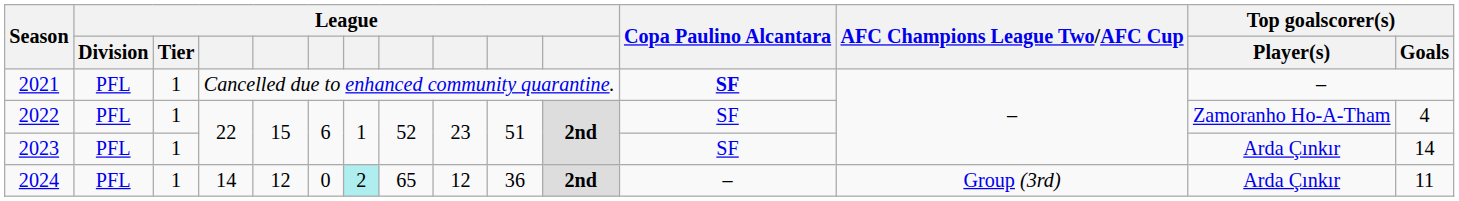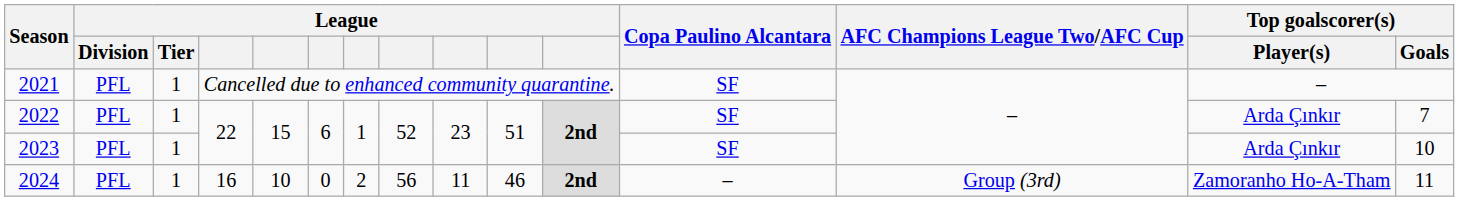(728, 84) bold -> (728, 84) normal
(1292, 116) Zamoranho Ho-A-Tham -> (1292, 116) Arda Çınkır
(1424, 116) 4 -> (1424, 116) 7
(1424, 148) 14 -> (1424, 148) 10
(226, 180) 14 -> (226, 180) 16
(281, 180) 12 -> (281, 180) 10
(361, 180) paleturquoise background -> (361, 180) no background
(406, 180) 65 -> (406, 180) 56
(461, 180) 12 -> (461, 180) 11
(515, 180) 36 -> (515, 180) 46
(1292, 180) Arda Çınkır -> (1292, 180) Zamoranho Ho-A-Tham
